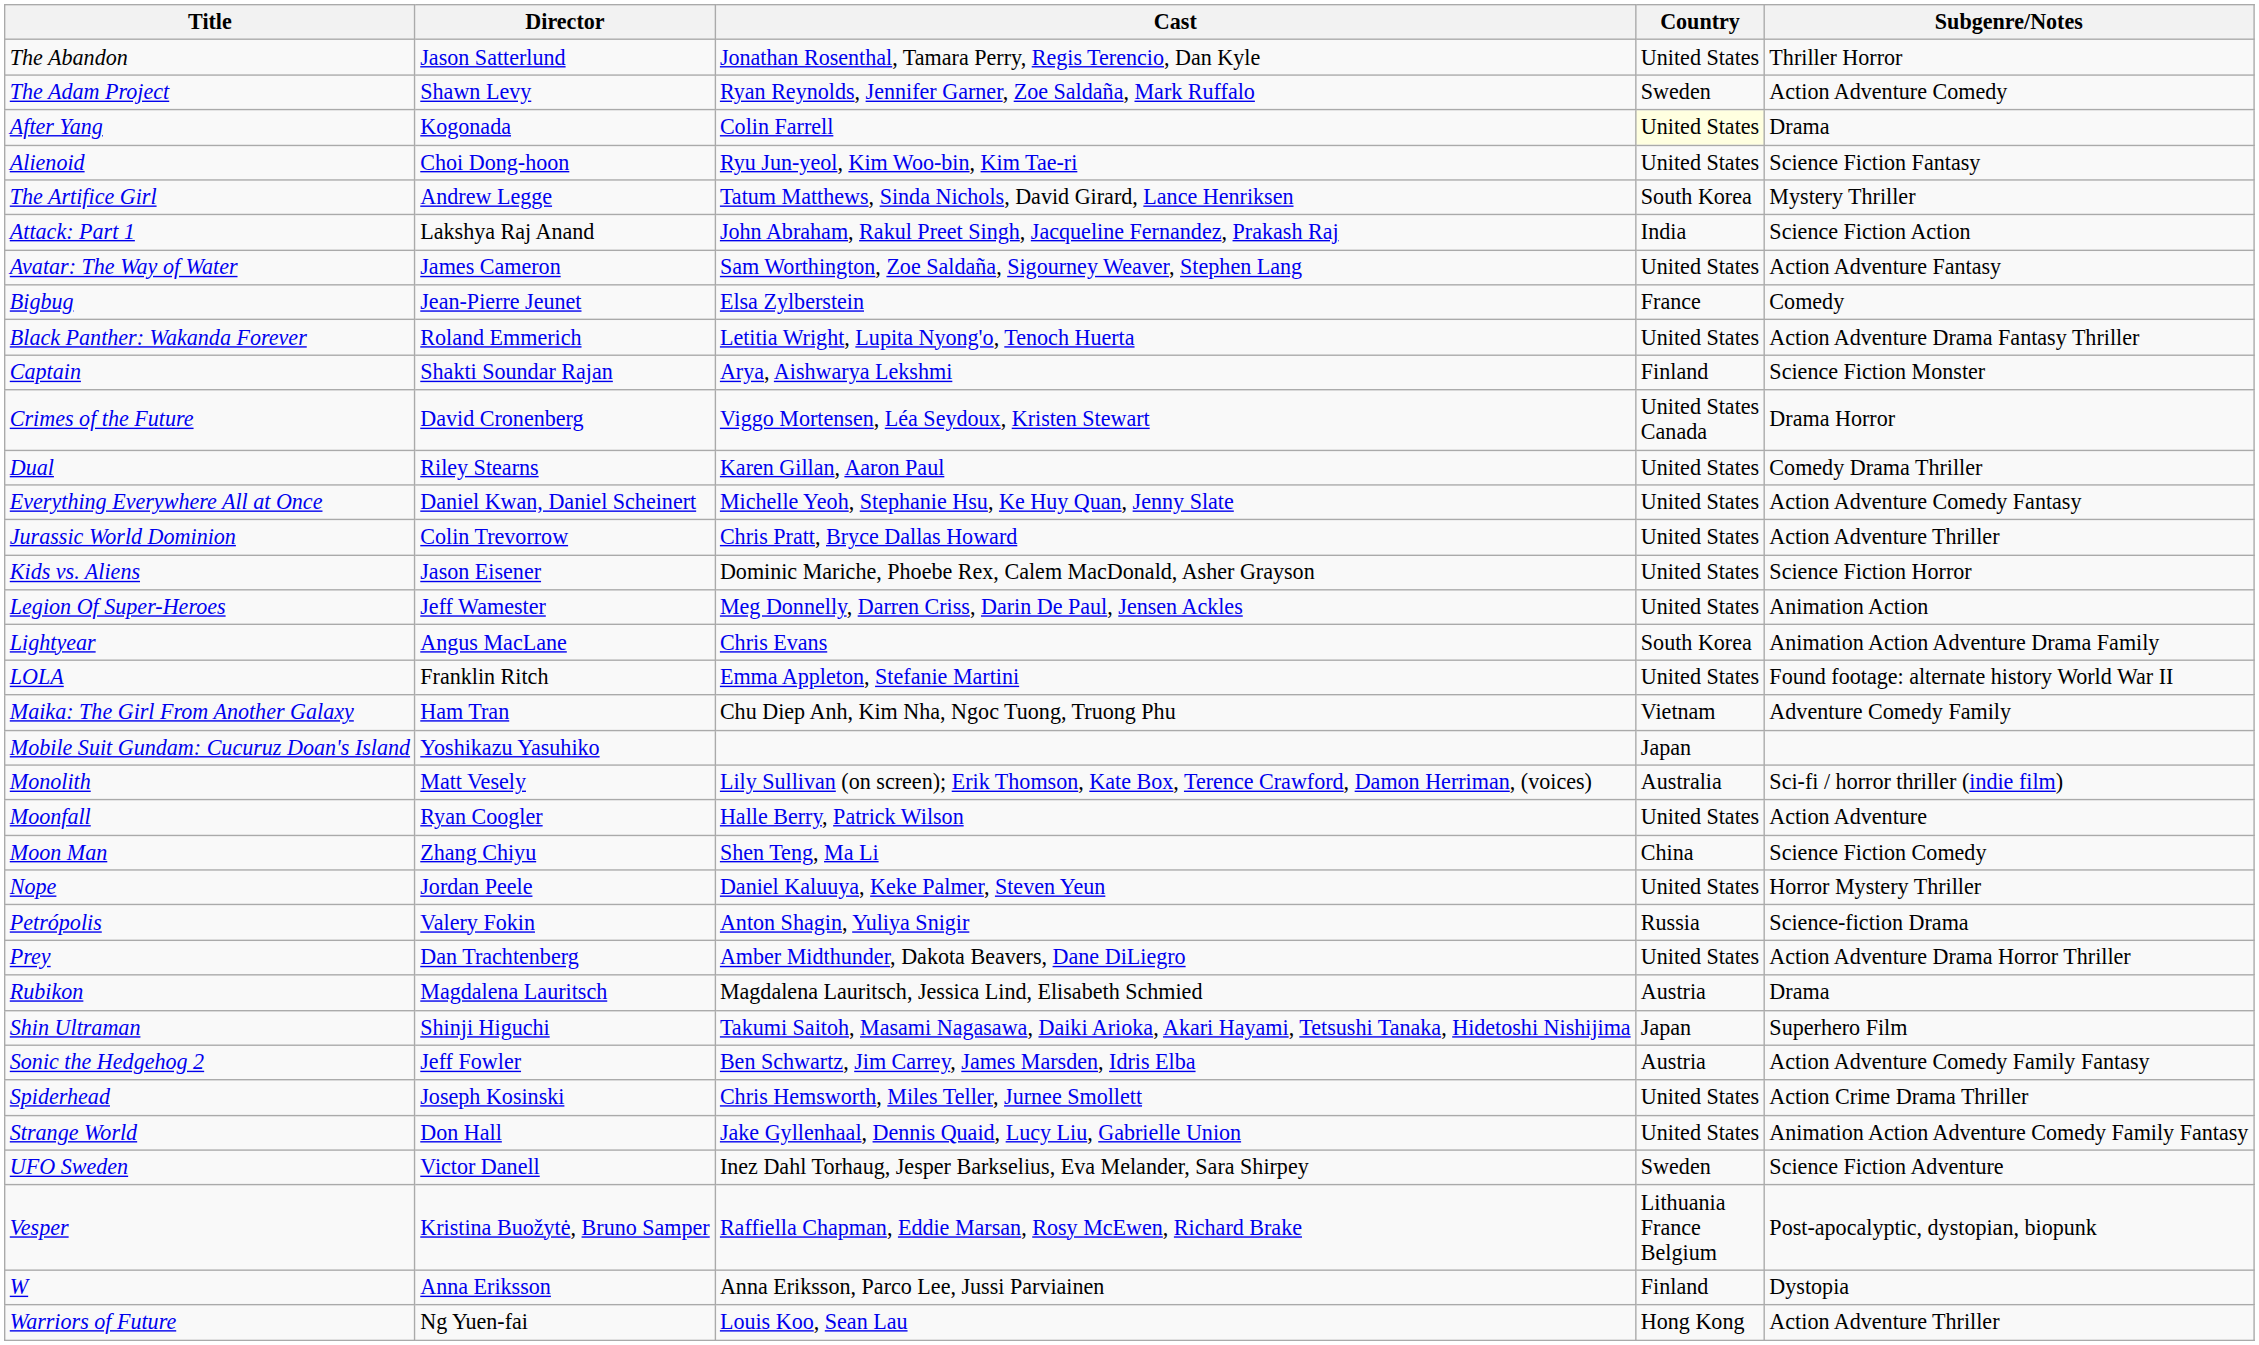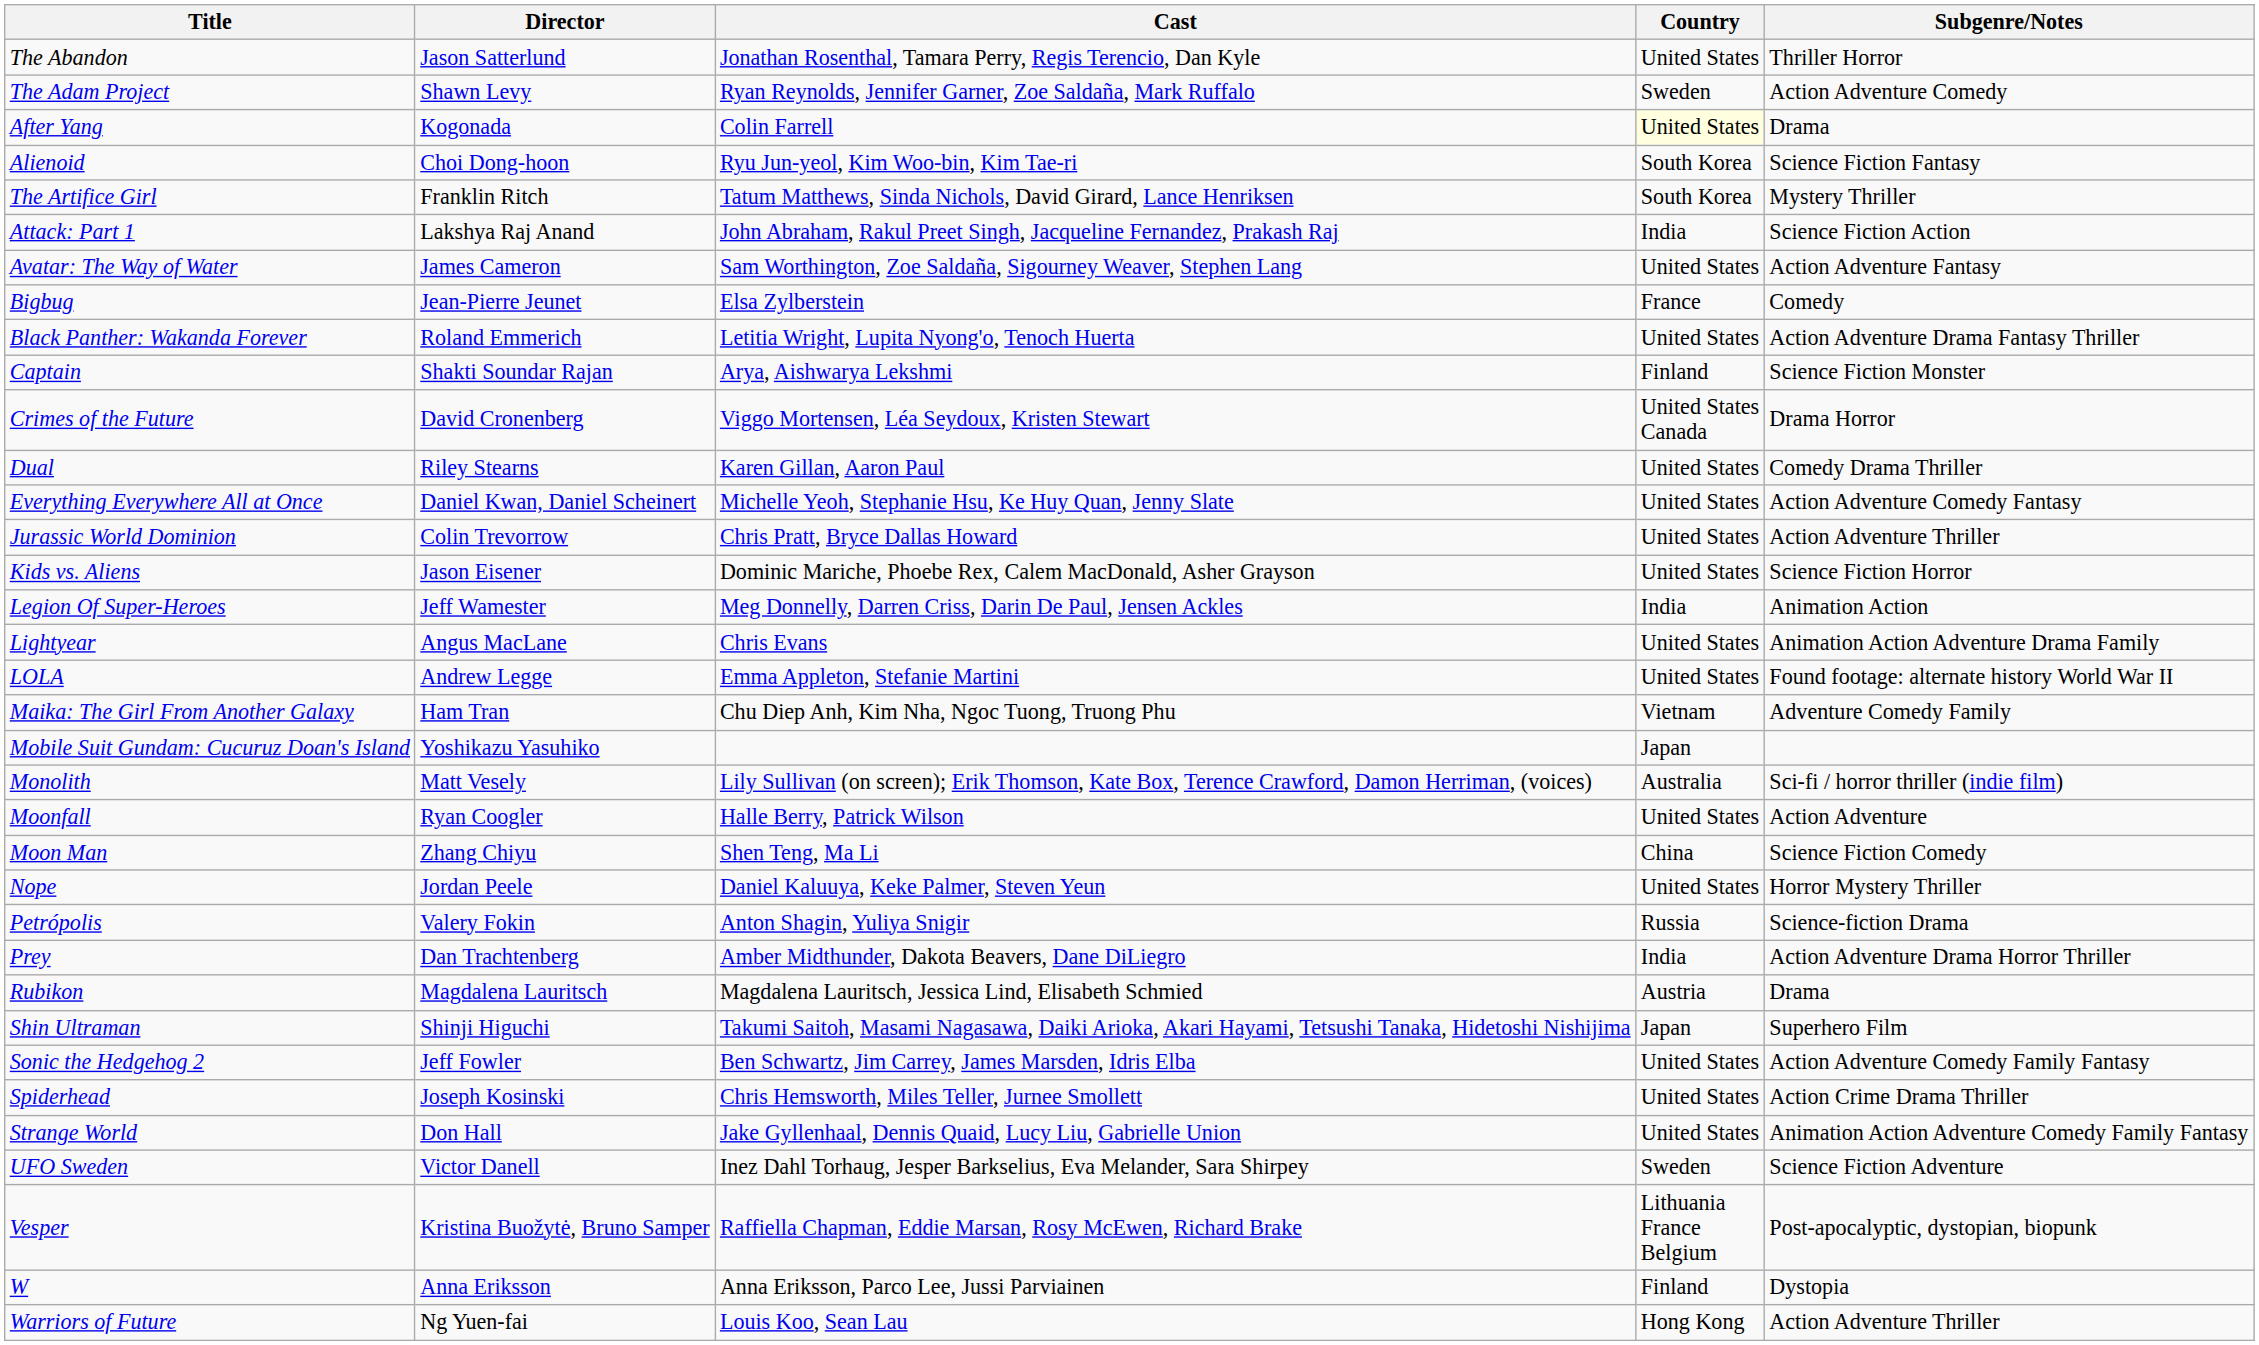(1700, 162) United States -> (1696, 162) South Korea
(486, 197) Andrew Legge -> (484, 197) Franklin Ritch
(1700, 607) United States -> (1664, 607) India
(1696, 642) South Korea -> (1700, 642) United States
(484, 677) Franklin Ritch -> (486, 677) Andrew Legge
(1700, 957) United States -> (1664, 957) India
(1673, 1062) Austria -> (1700, 1062) United States
